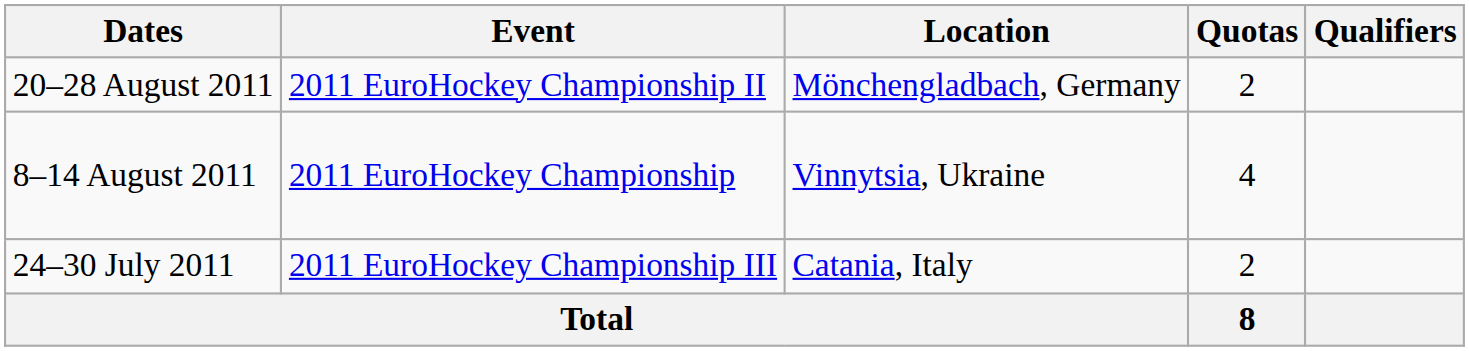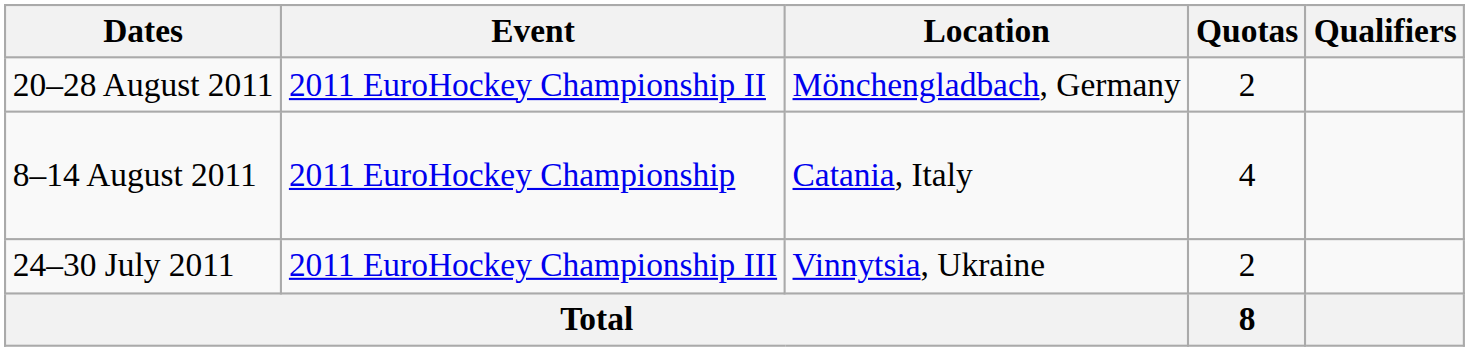(919, 174) Vinnytsia, Ukraine -> (883, 174) Catania, Italy
(883, 265) Catania, Italy -> (919, 265) Vinnytsia, Ukraine
